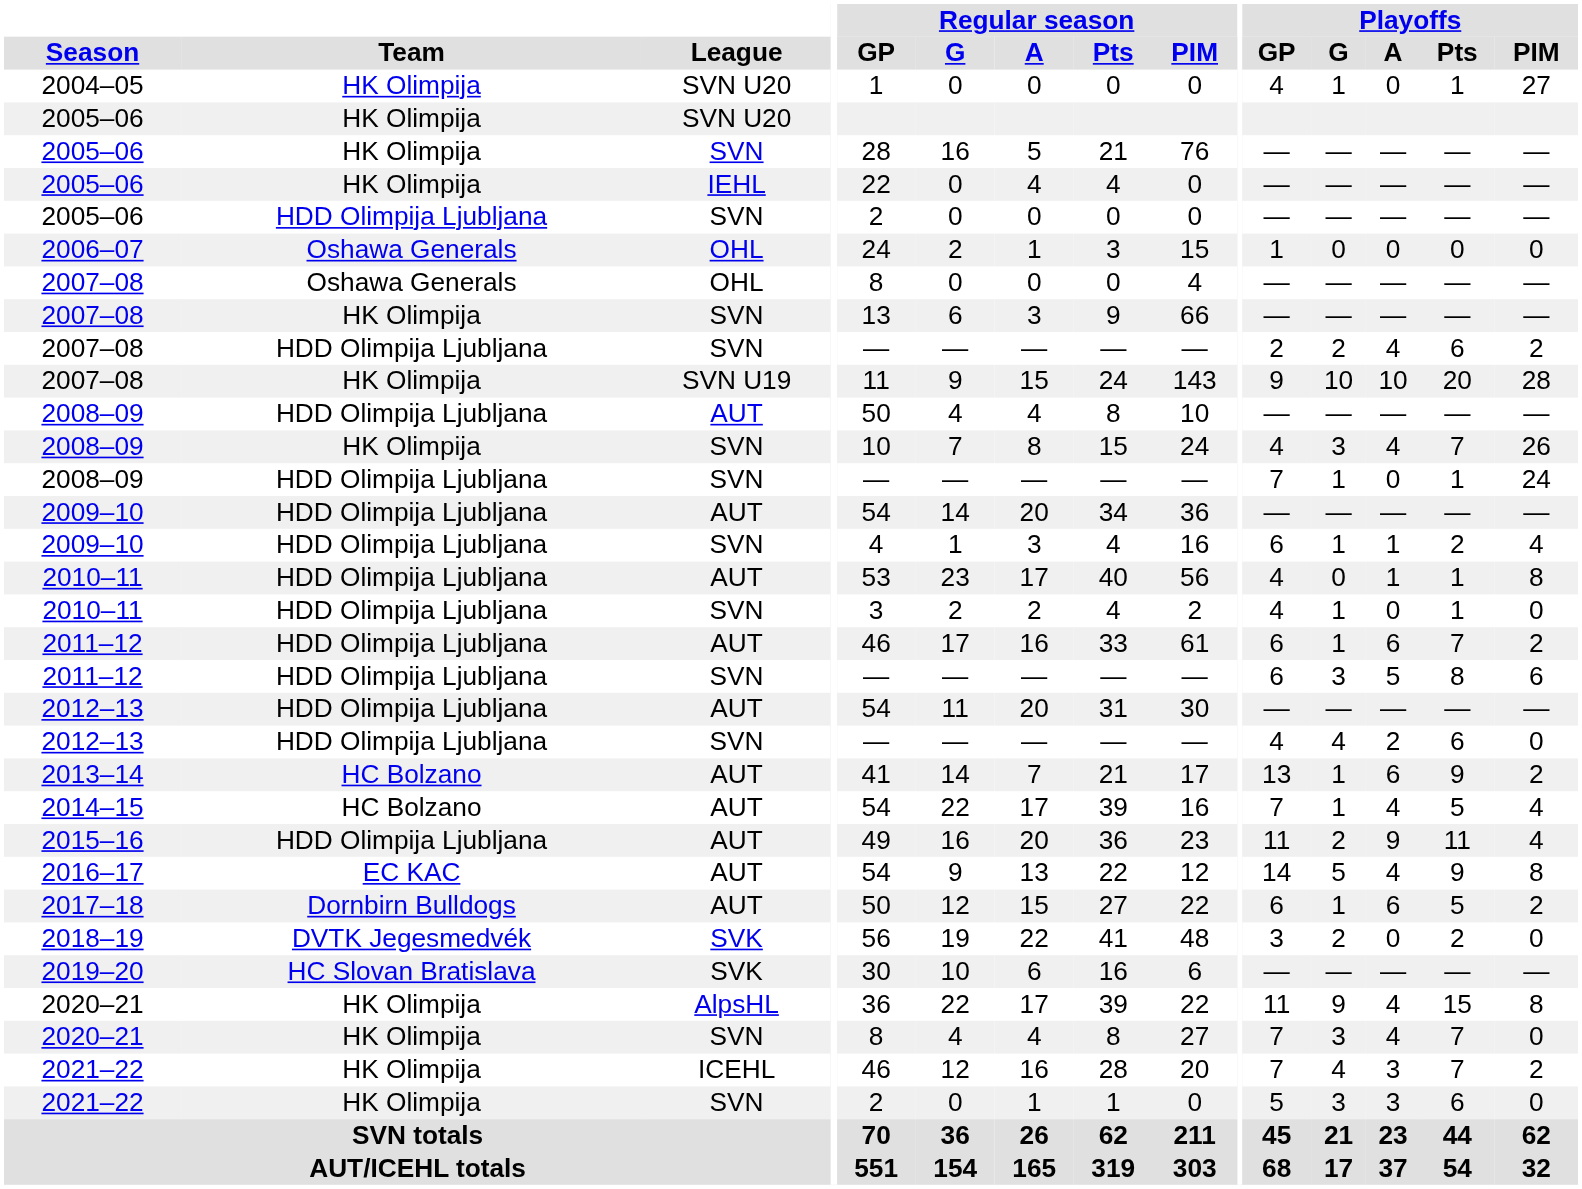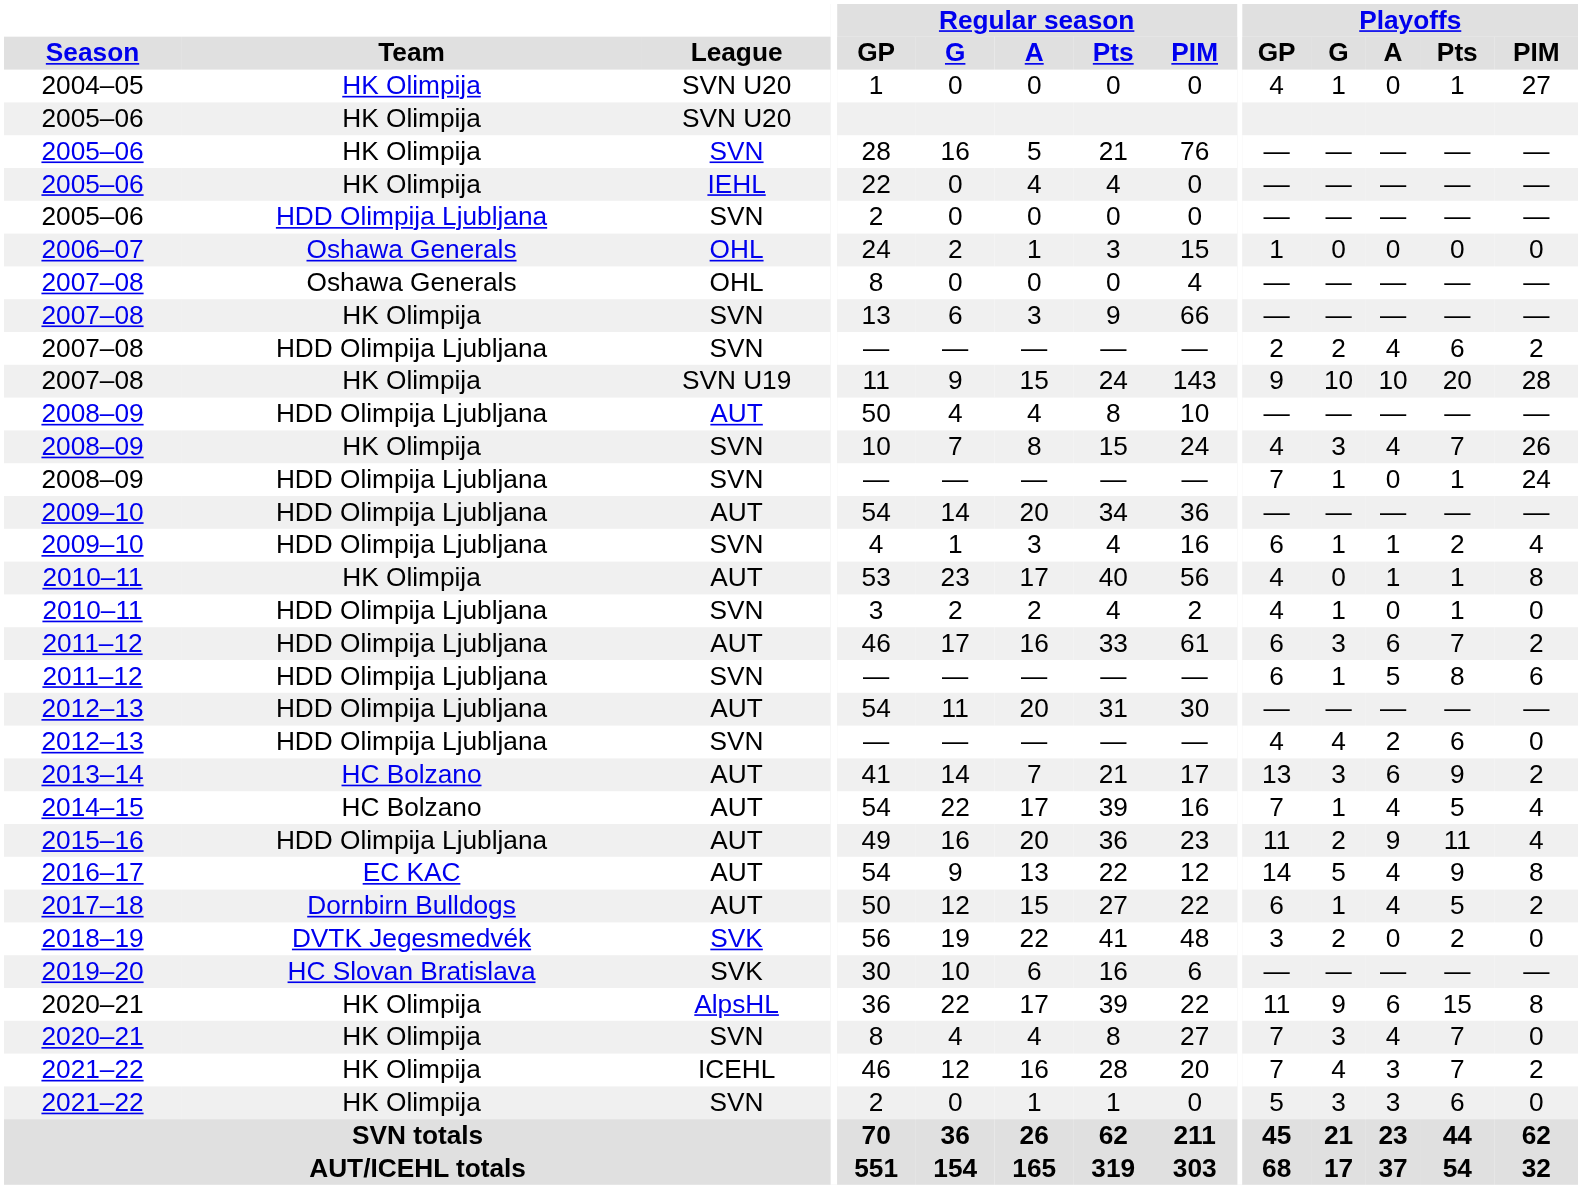(412, 577) HDD Olimpija Ljubljana -> (412, 577) HK Olimpija
(1338, 643) 1 -> (1338, 643) 3
(1338, 676) 3 -> (1338, 676) 1
(1338, 774) 1 -> (1338, 774) 3
(1393, 905) 6 -> (1393, 905) 4
(1393, 1004) 4 -> (1393, 1004) 6
